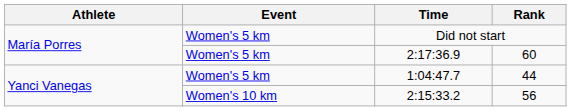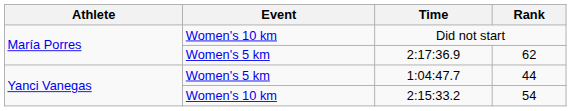(228, 35) Women's 5 km -> (231, 35) Women's 10 km
(529, 55) 60 -> (529, 55) 62
(529, 96) 56 -> (529, 96) 54
